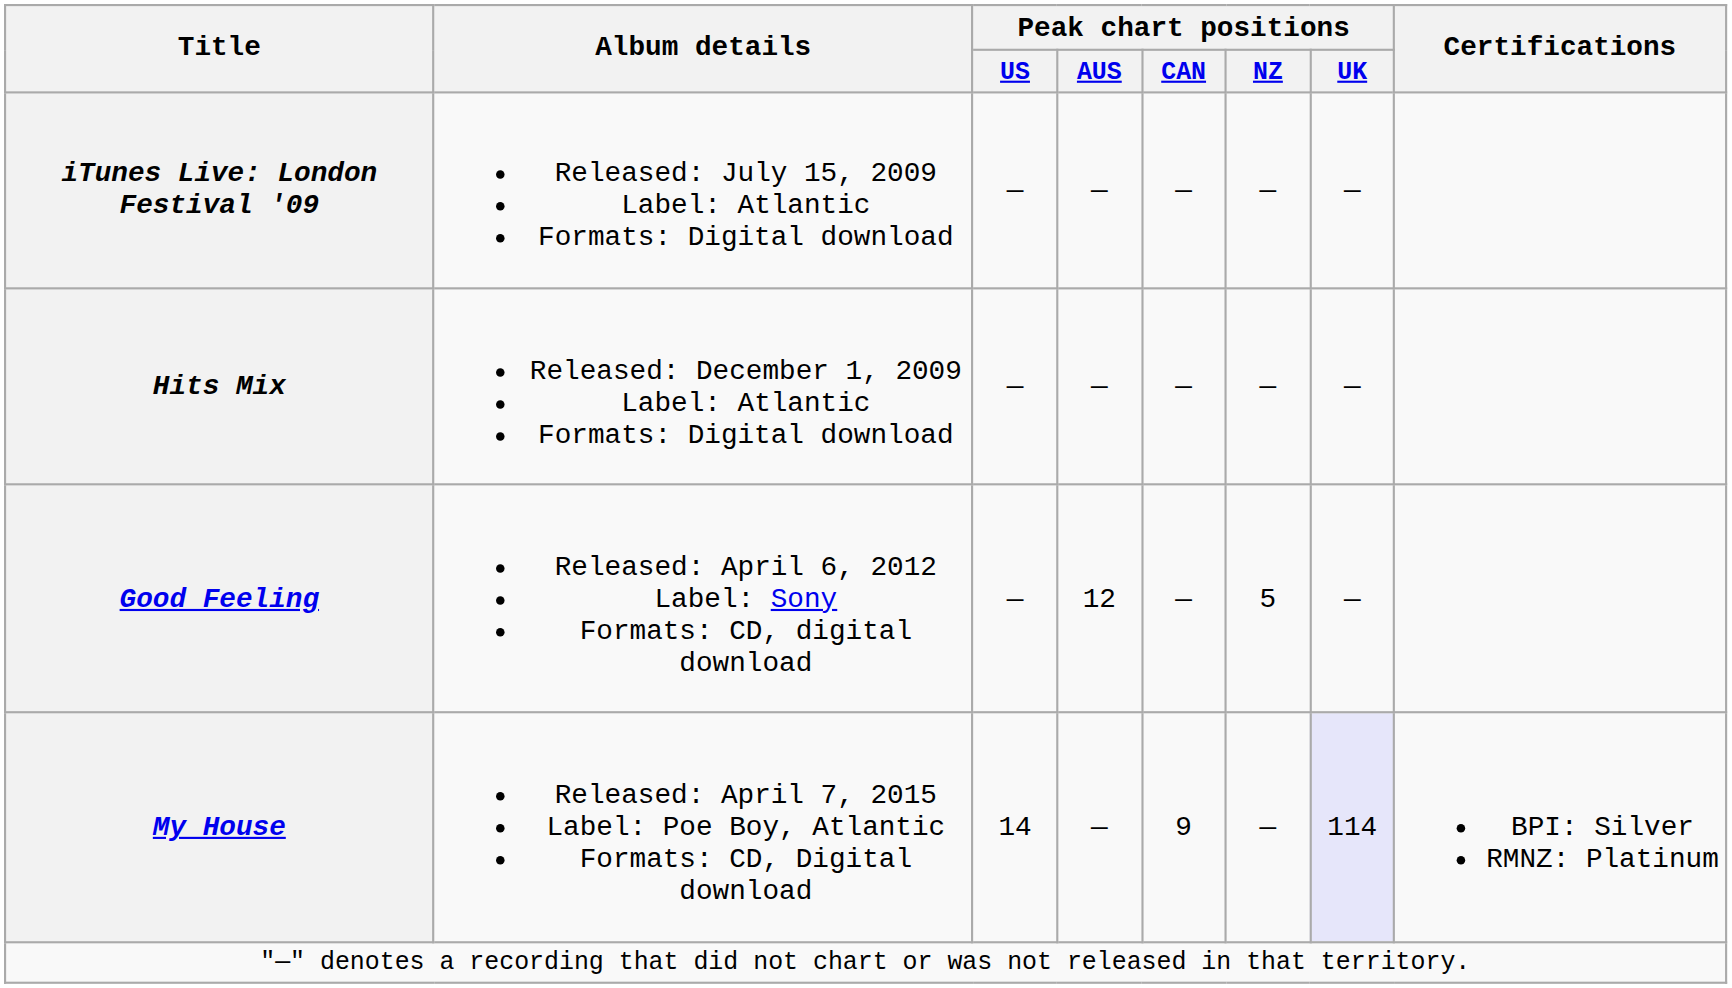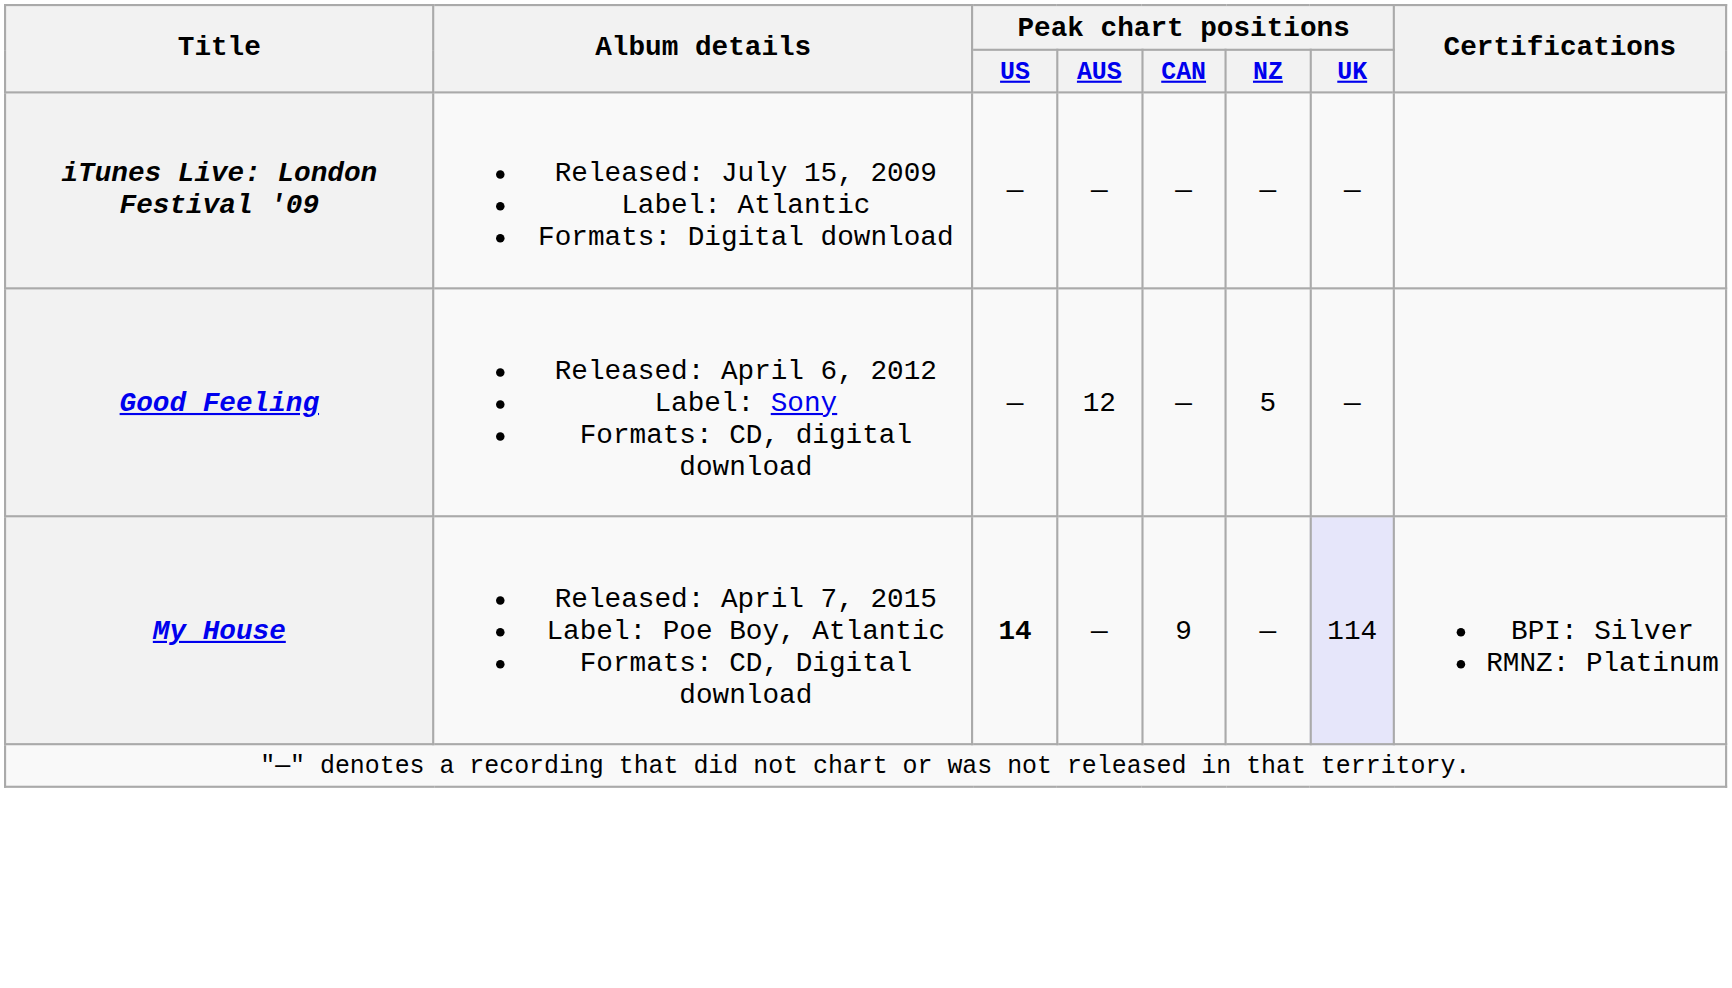- row: (219, 387)
(1015, 827) normal -> (1015, 631) bold
